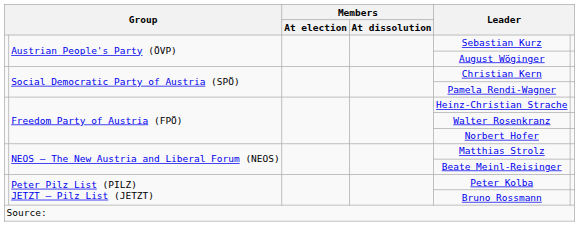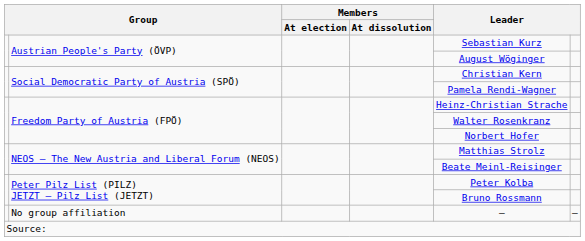+ row: (7, 213)
